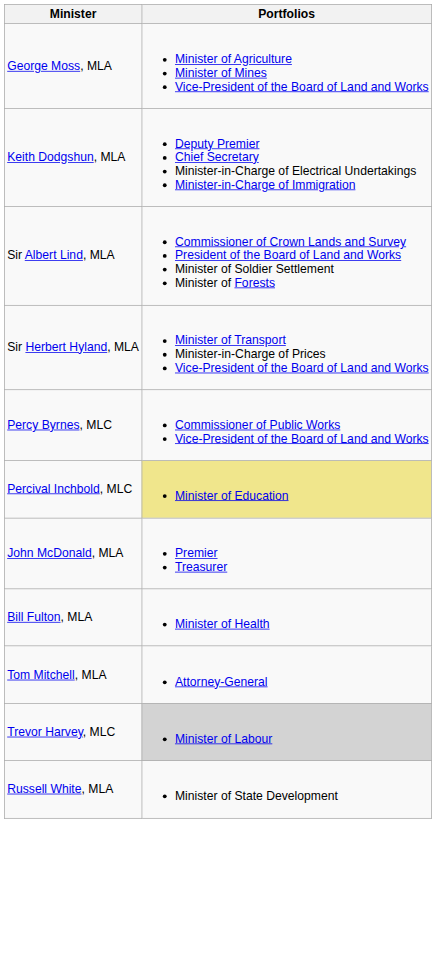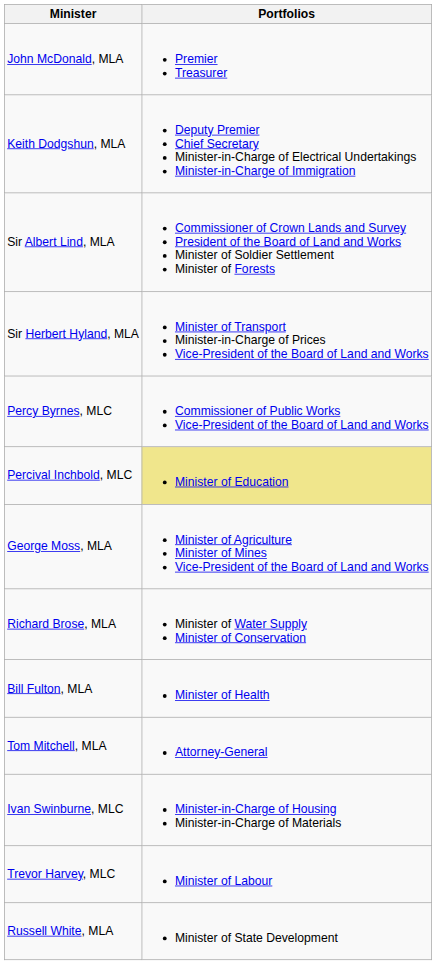rows swapped: (65, 553) <-> (60, 66)
+ row: (62, 624)
+ row: (65, 809)
(287, 739) lightgrey background -> (287, 881) no background
